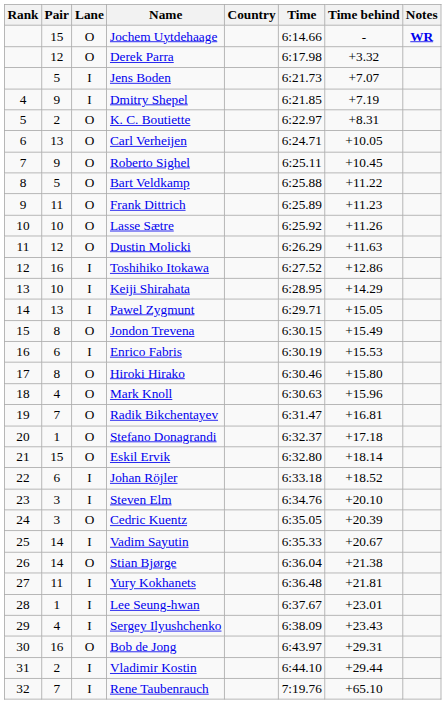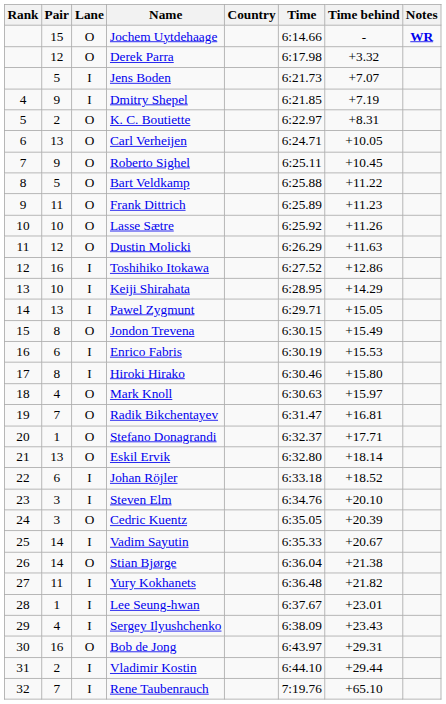(89, 373) O -> (89, 373) I
(364, 394) +15.96 -> (364, 394) +15.97
(364, 436) +17.18 -> (364, 436) +17.71
(57, 457) 15 -> (57, 457) 13
(364, 583) +21.81 -> (364, 583) +21.82
